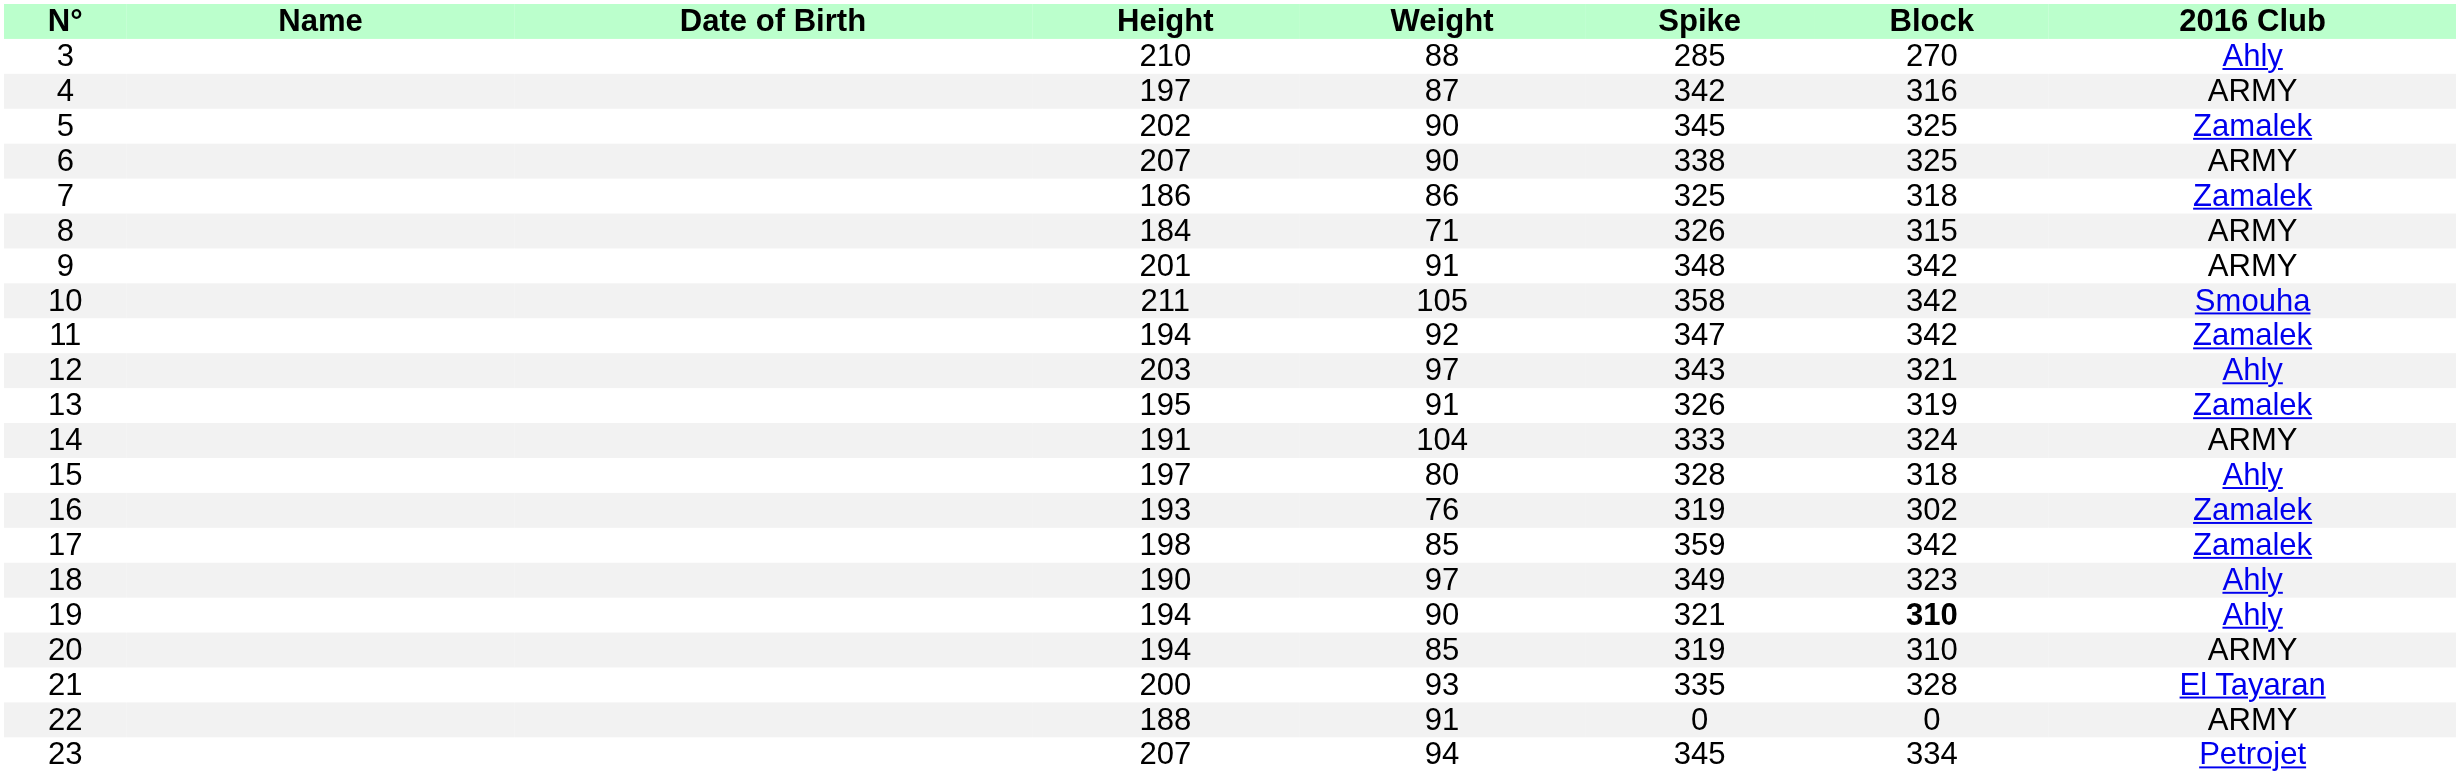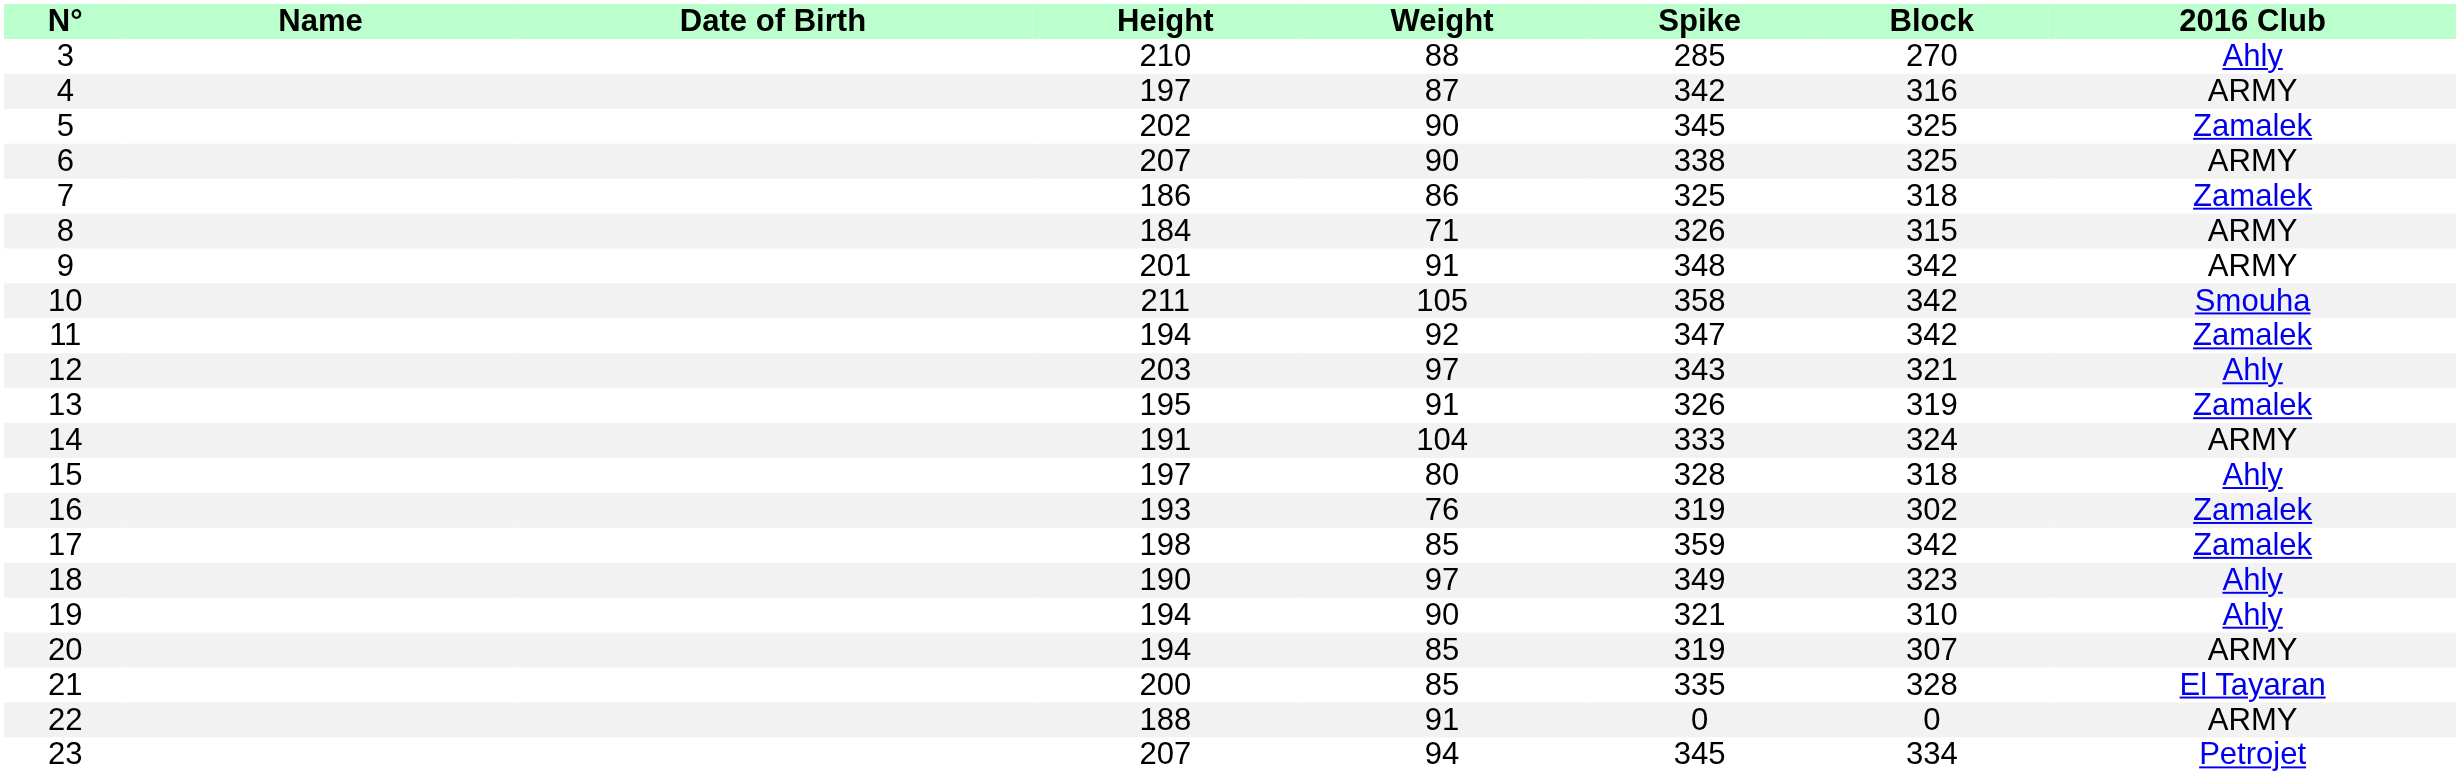(1932, 614) bold -> (1932, 614) normal
(1932, 649) 310 -> (1932, 649) 307
(1442, 684) 93 -> (1442, 684) 85
